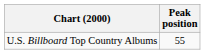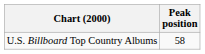(180, 40) 55 -> (180, 40) 58
